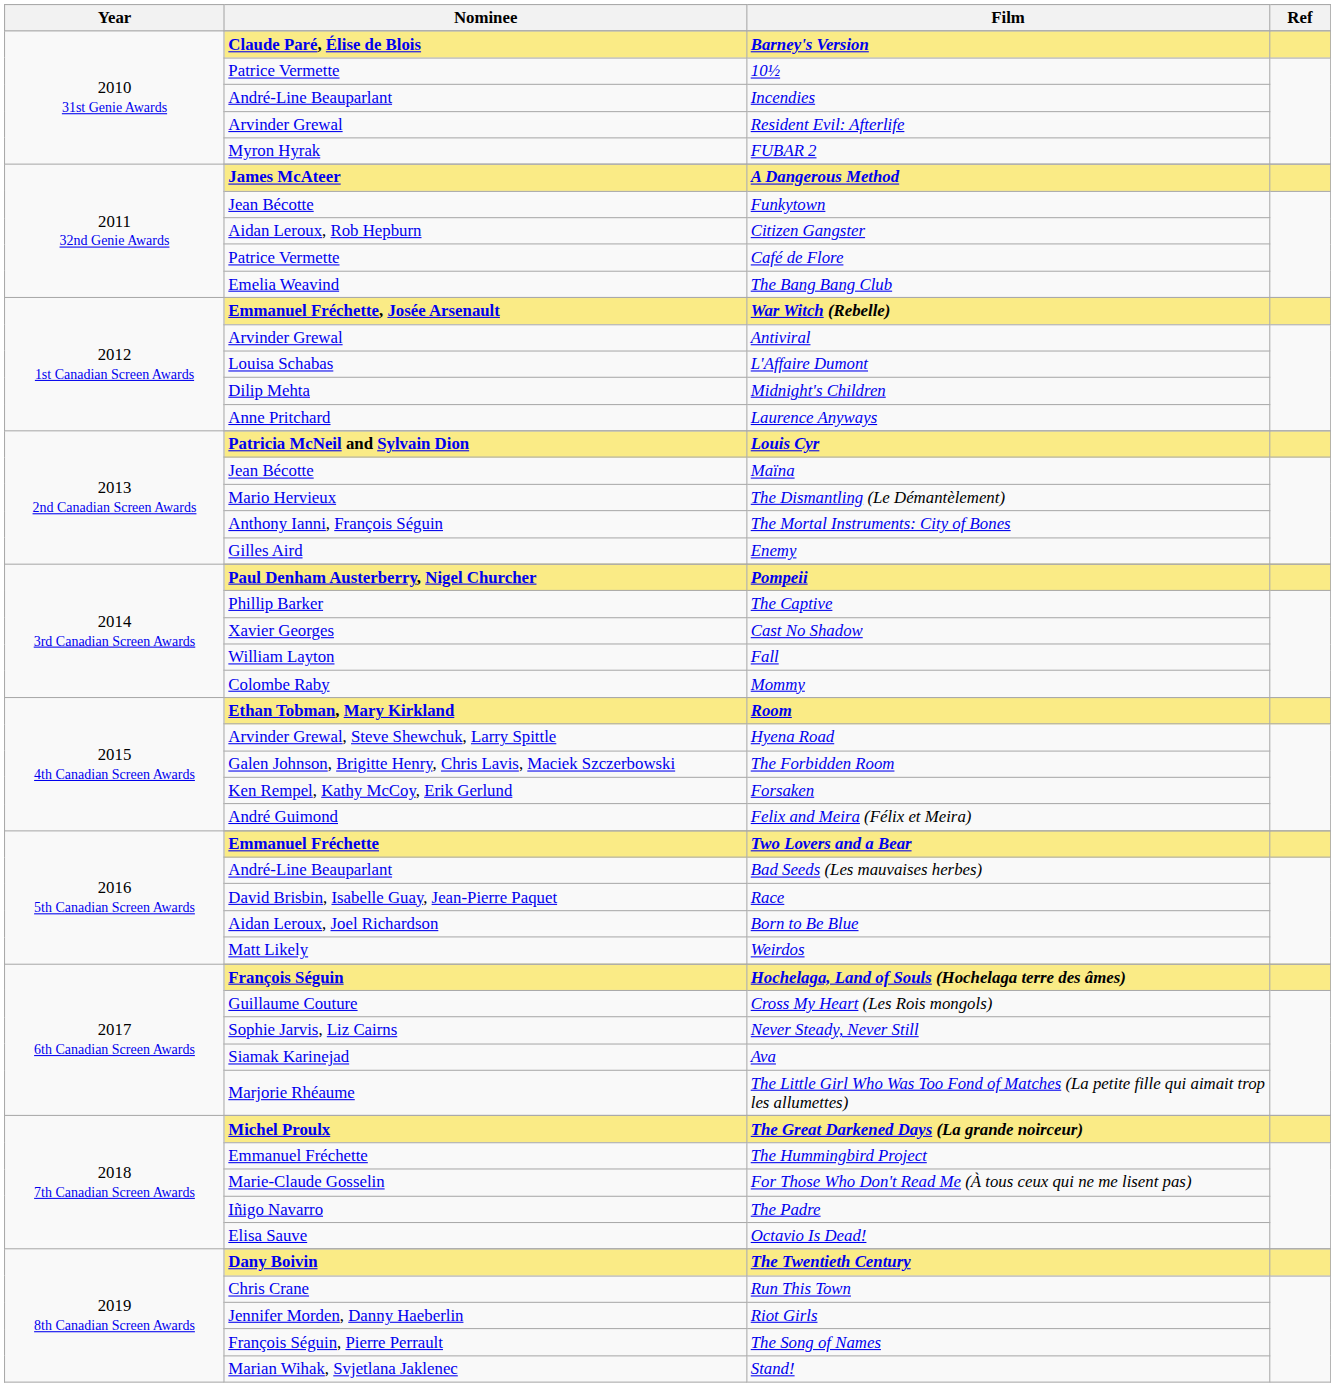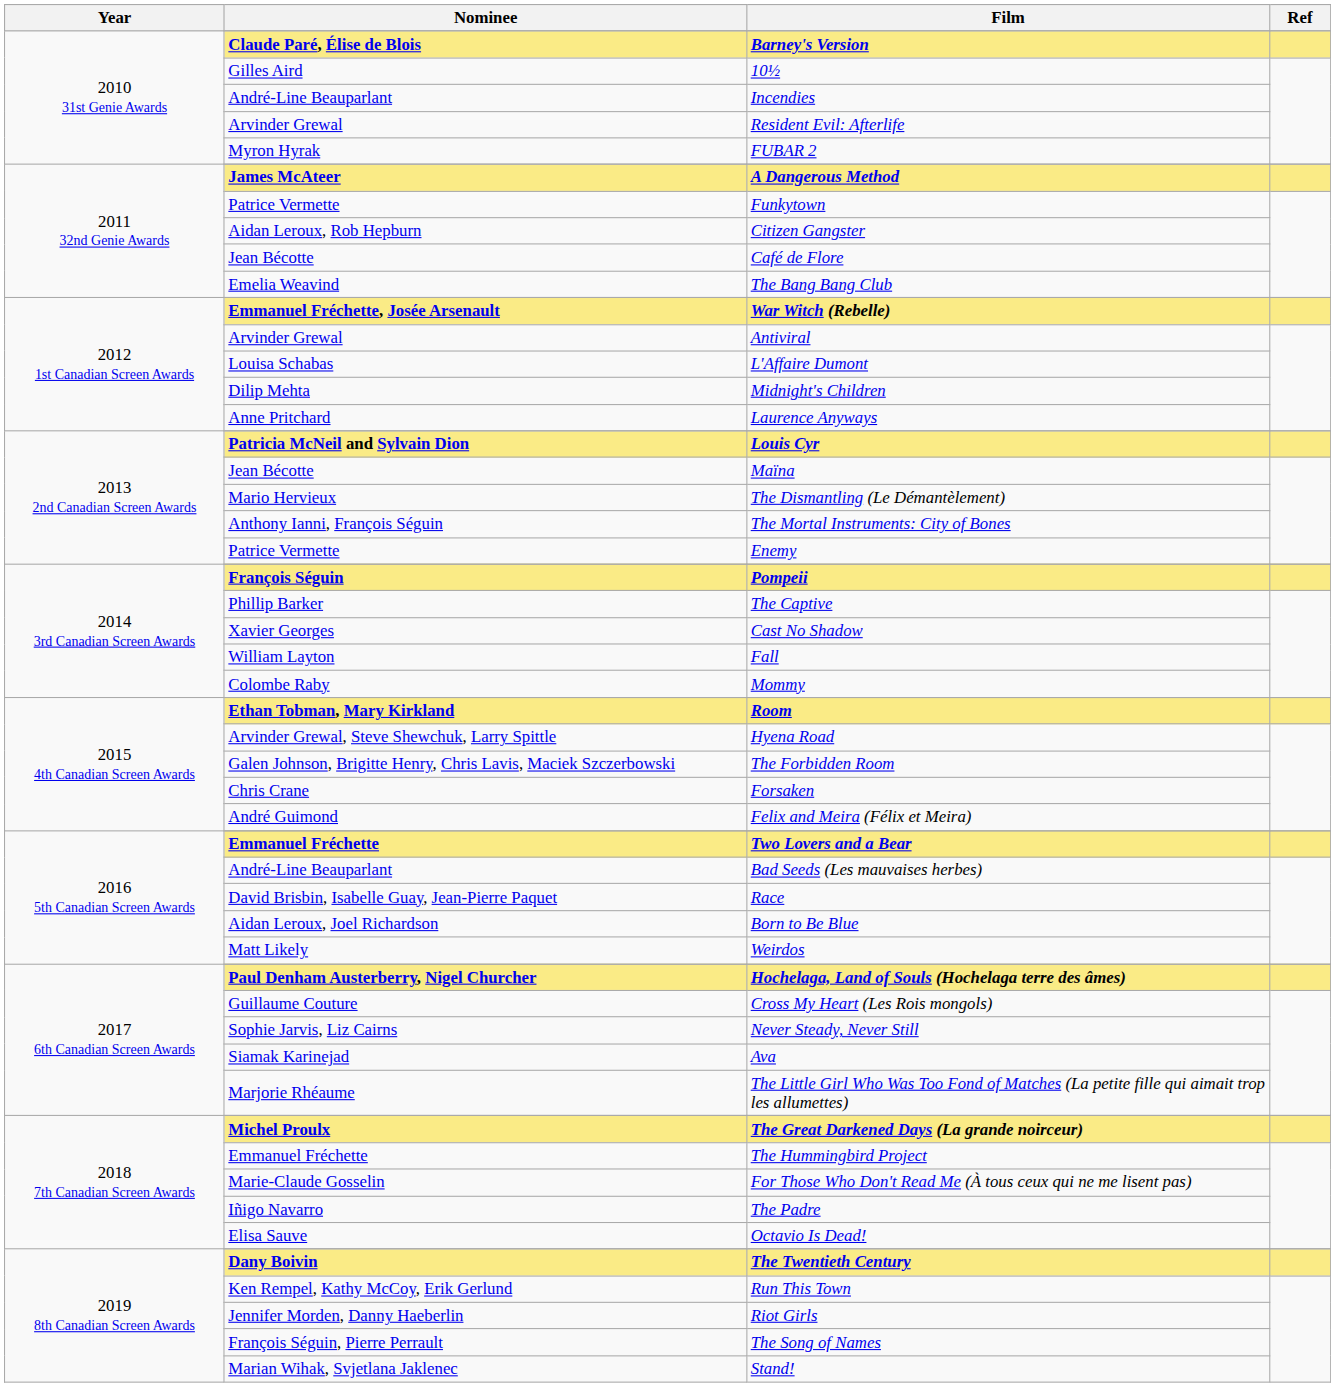(284, 71) Patrice Vermette -> (265, 71) Gilles Aird
(271, 204) Jean Bécotte -> (284, 204) Patrice Vermette
(284, 257) Patrice Vermette -> (271, 257) Jean Bécotte
(265, 550) Gilles Aird -> (284, 550) Patrice Vermette
(382, 577) Paul Denham Austerberry, Nigel Churcher -> (286, 577) François Séguin
(370, 790) Ken Rempel, Kathy McCoy, Erik Gerlund -> (269, 790) Chris Crane
(286, 976) François Séguin -> (382, 976) Paul Denham Austerberry, Nigel Churcher
(269, 1288) Chris Crane -> (370, 1288) Ken Rempel, Kathy McCoy, Erik Gerlund
